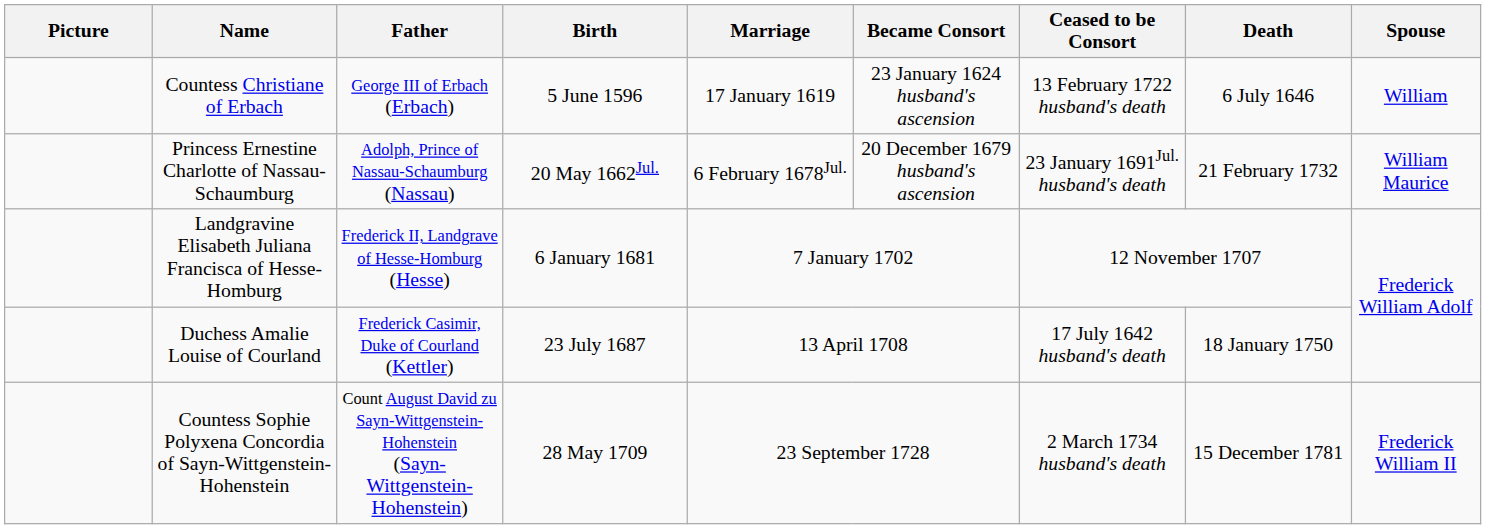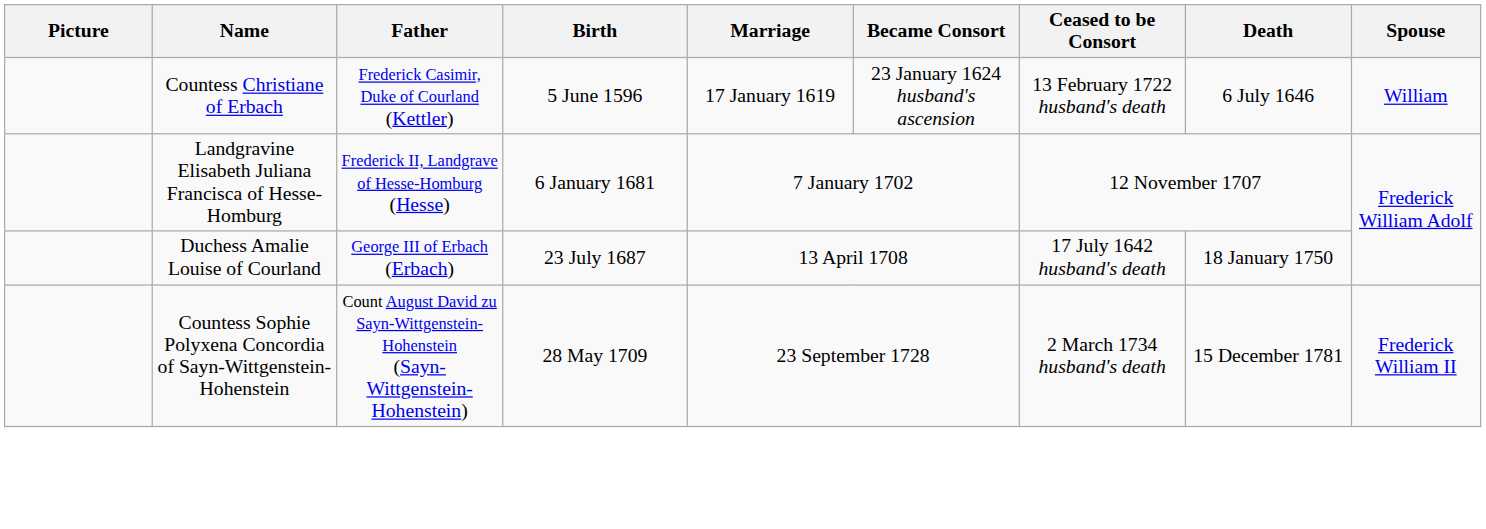(420, 96) George III of Erbach (Erbach) -> (420, 96) Frederick Casimir, Duke of Courland (Kettler)
- row: (244, 171)
(420, 345) Frederick Casimir, Duke of Courland (Kettler) -> (420, 258) George III of Erbach (Erbach)
